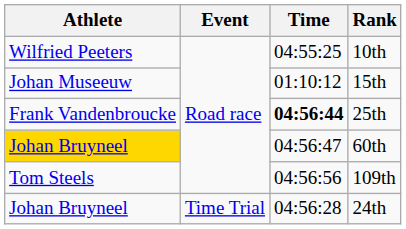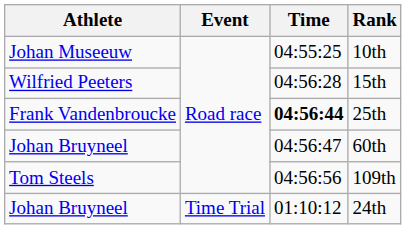(71, 51) Wilfried Peeters -> (71, 51) Johan Museeuw
(71, 83) Johan Museeuw -> (71, 83) Wilfried Peeters
(308, 83) 01:10:12 -> (308, 83) 04:56:28
(68, 145) gold background -> (68, 145) no background
(308, 208) 04:56:28 -> (308, 208) 01:10:12
